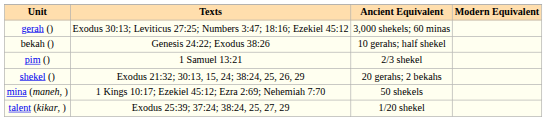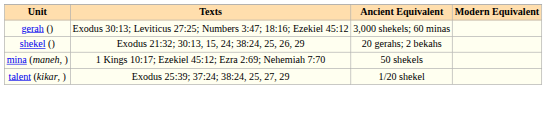- row: (37, 44)
- row: (37, 60)
